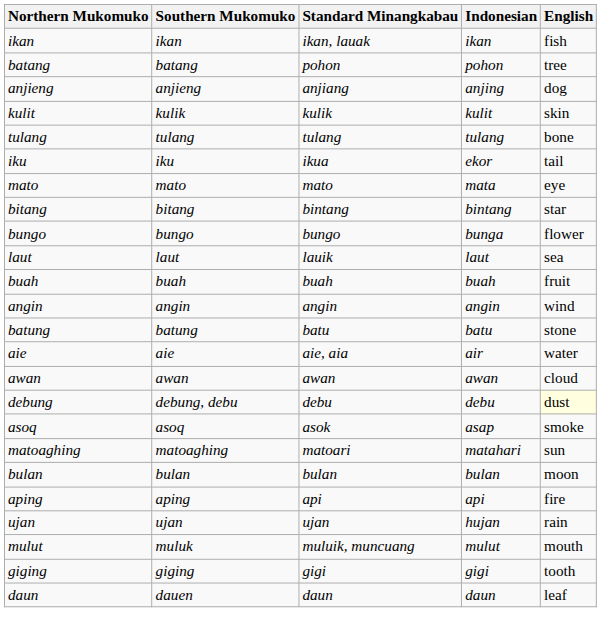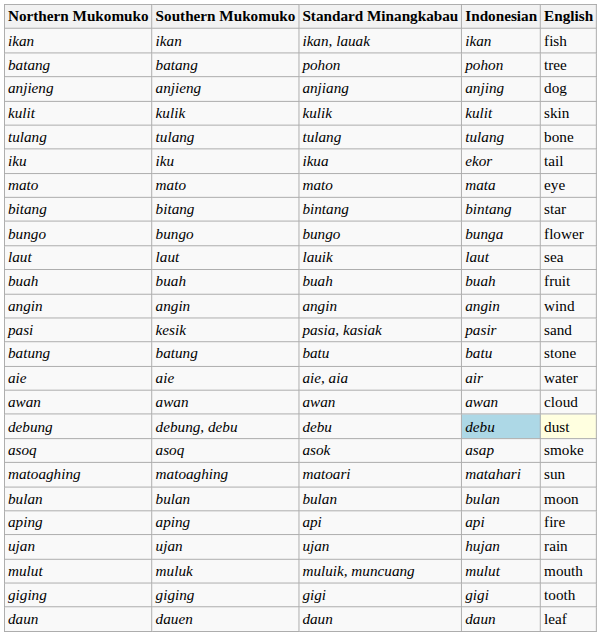+ row: (21, 329)
(480, 402) no background -> (480, 426) lightblue background
